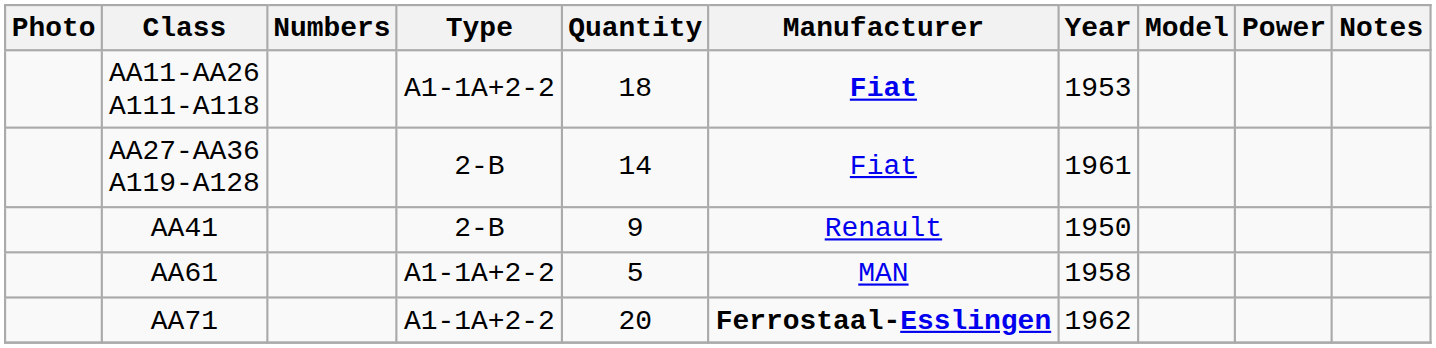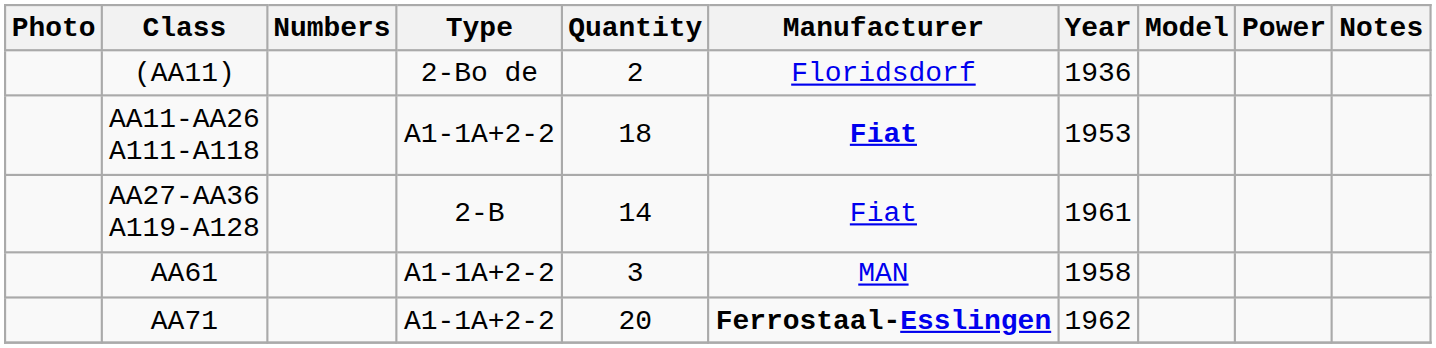+ row: (184, 73)
- row: (184, 229)
(635, 275) 5 -> (635, 275) 3
